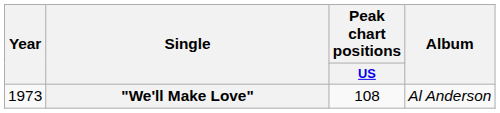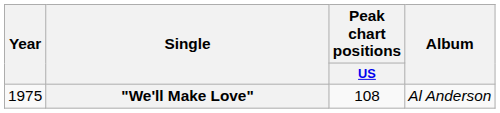(25, 96) 1973 -> (25, 96) 1975
